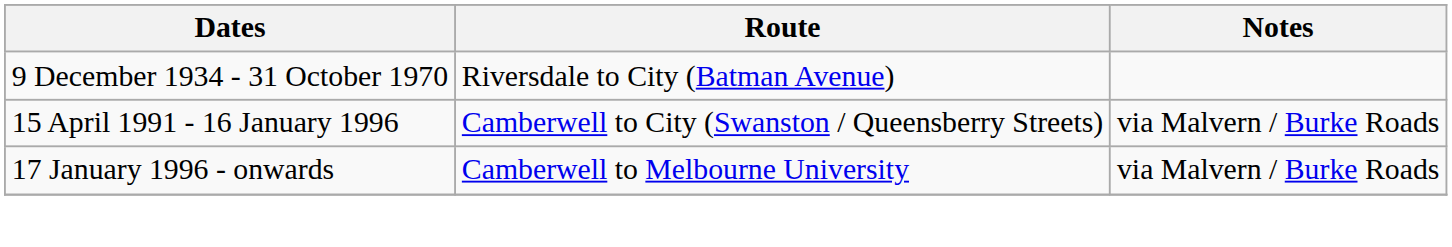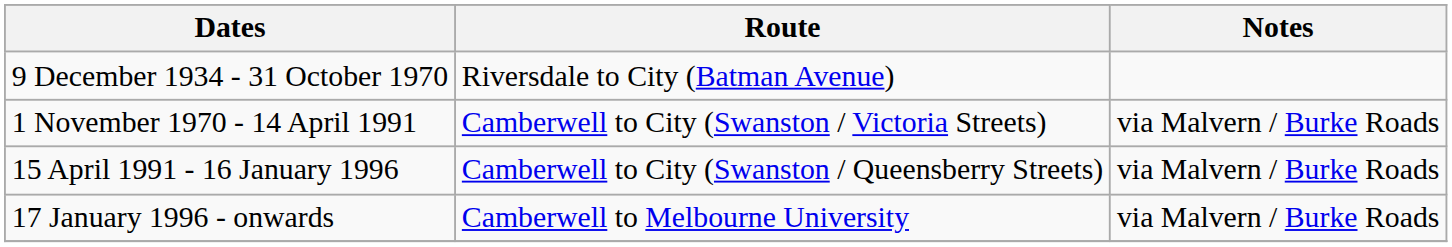+ row: (214, 122)
